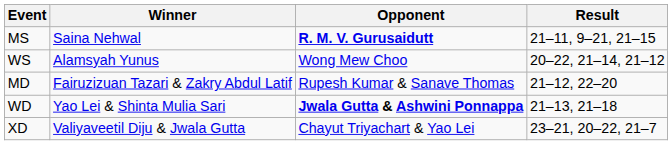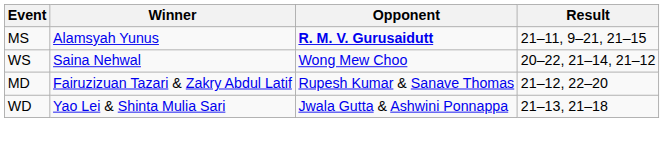(97, 38) Saina Nehwal -> (106, 38) Alamsyah Yunus
(106, 60) Alamsyah Yunus -> (97, 60) Saina Nehwal
(411, 106) bold -> (403, 106) normal
- row: (18, 128)
